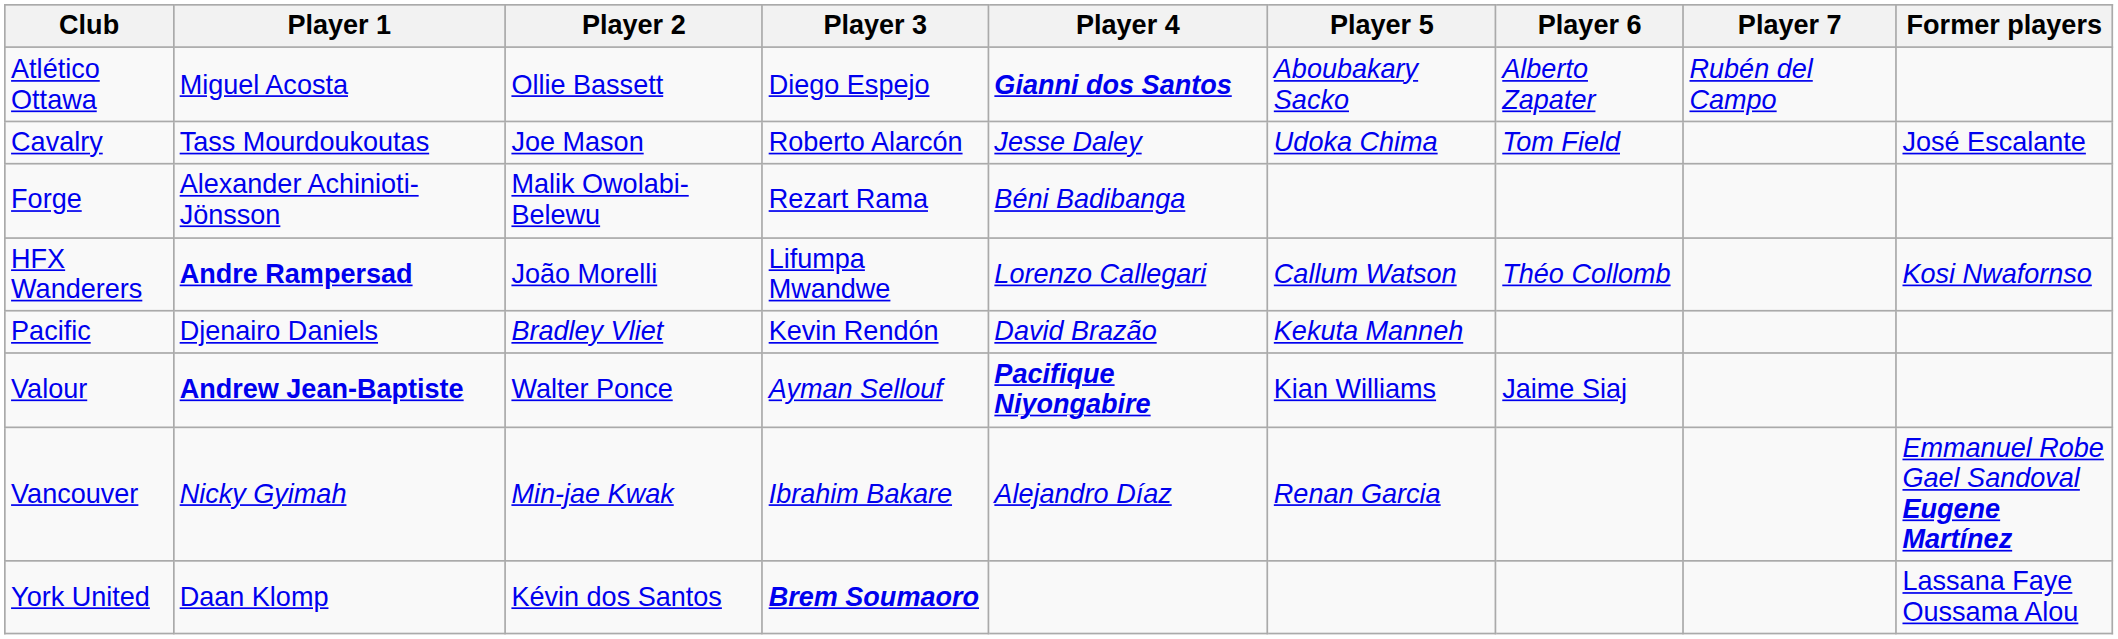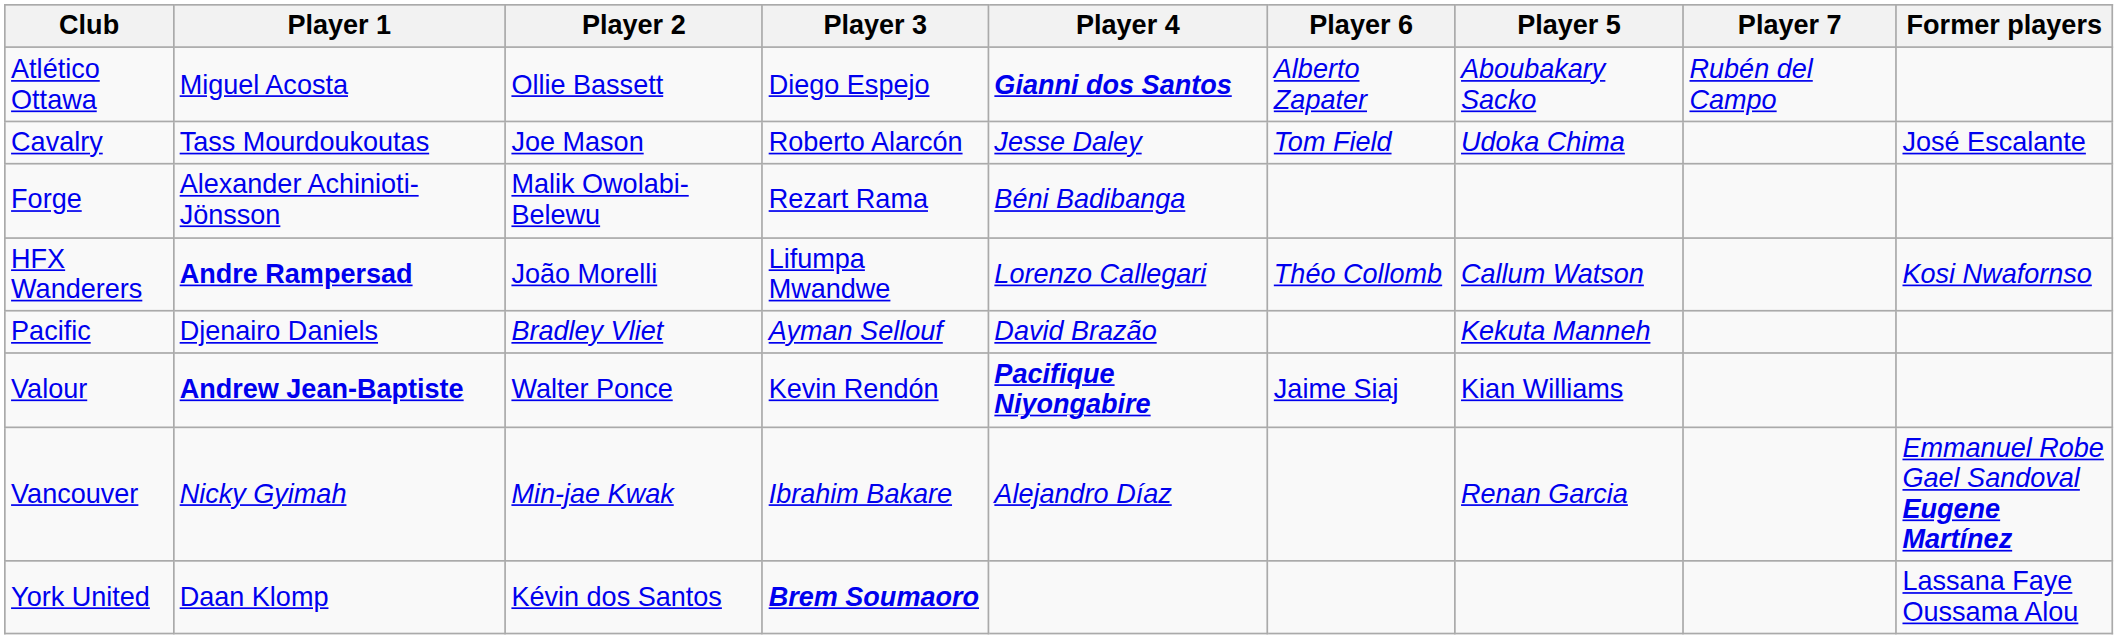columns swapped: (1382, 25) <-> (1590, 25)
(854, 331) Kevin Rendón -> (856, 331) Ayman Sellouf
(856, 389) Ayman Sellouf -> (854, 389) Kevin Rendón
